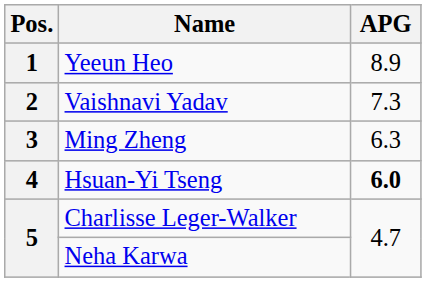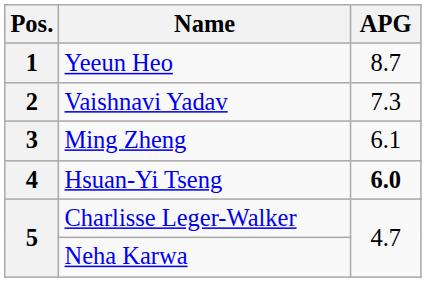(386, 62) 8.9 -> (386, 62) 8.7
(386, 140) 6.3 -> (386, 140) 6.1
